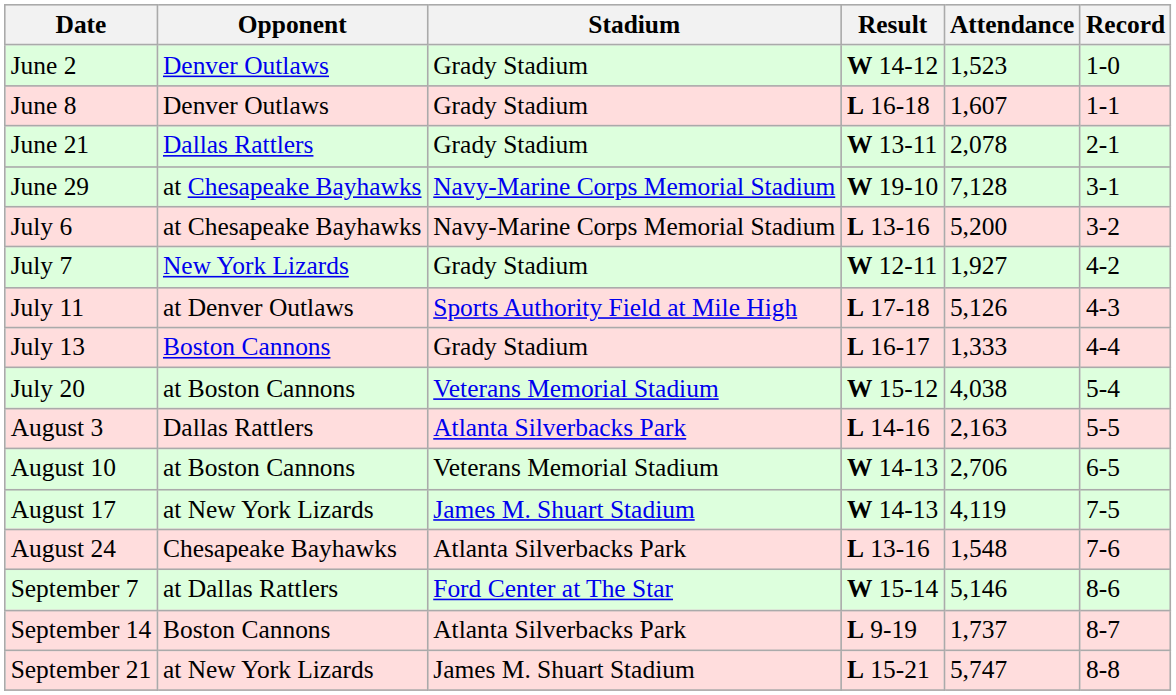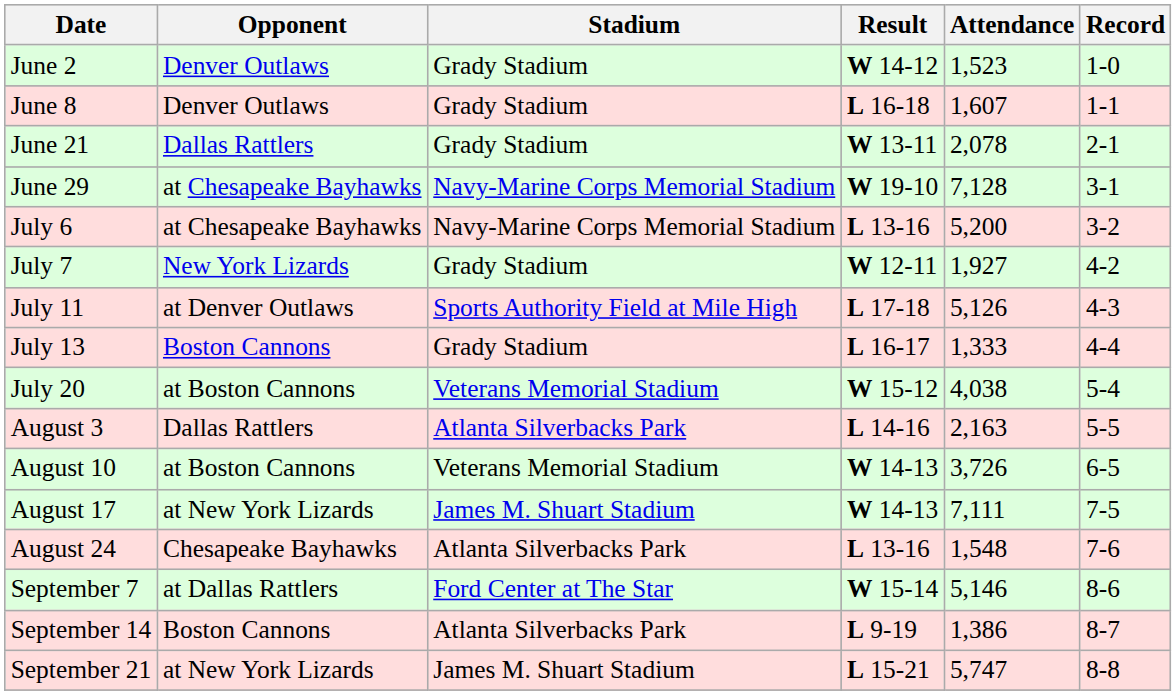(978, 468) 2,706 -> (978, 468) 3,726
(978, 508) 4,119 -> (978, 508) 7,111
(978, 629) 1,737 -> (978, 629) 1,386
